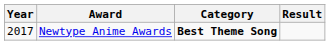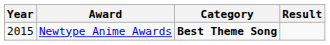(20, 31) 2017 -> (20, 31) 2015
